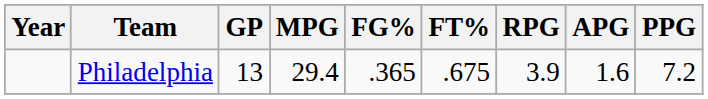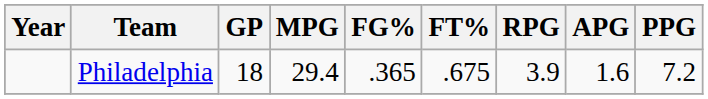(250, 71) 13 -> (250, 71) 18
